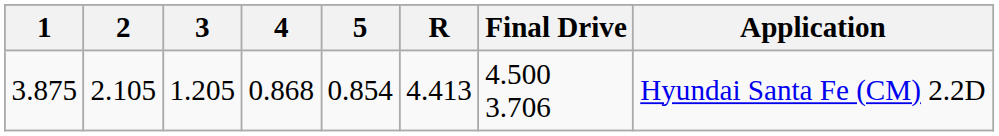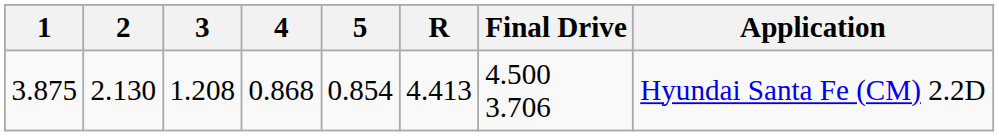(123, 90) 2.105 -> (123, 90) 2.130
(202, 90) 1.205 -> (202, 90) 1.208
